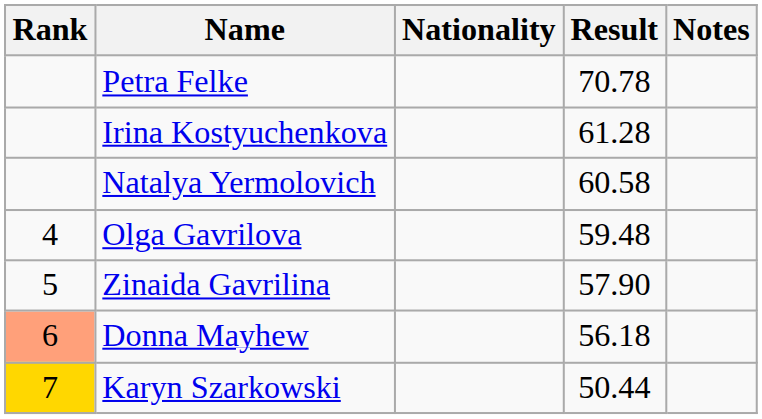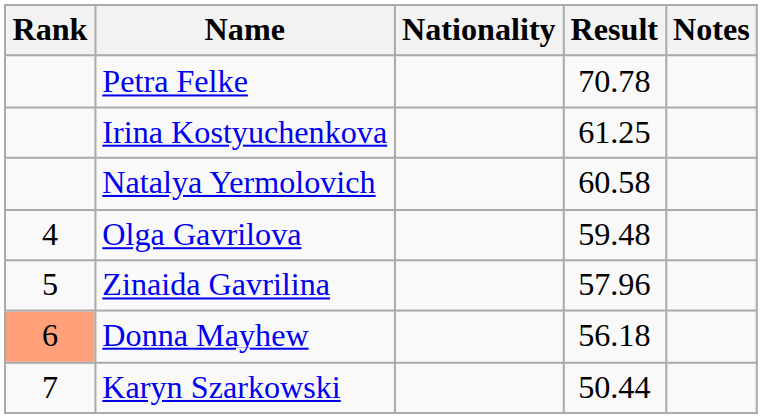(614, 132) 61.28 -> (614, 132) 61.25
(614, 285) 57.90 -> (614, 285) 57.96
(50, 387) gold background -> (50, 387) no background
